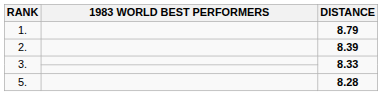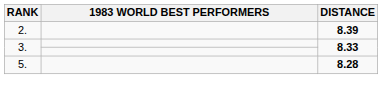- row: (23, 30)
